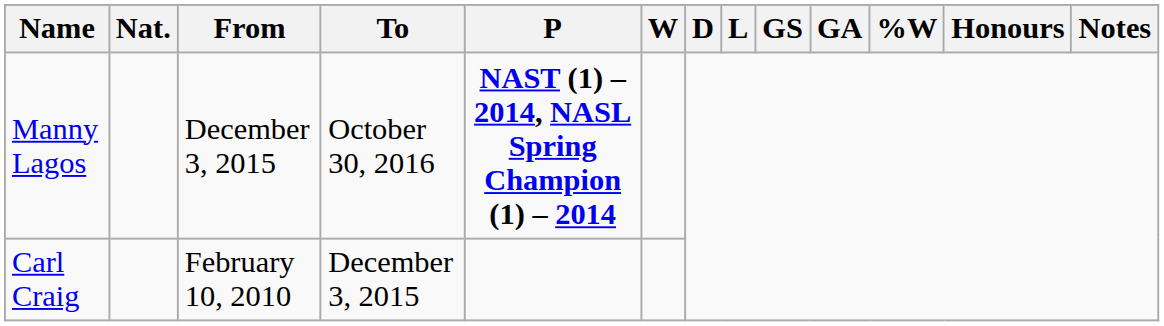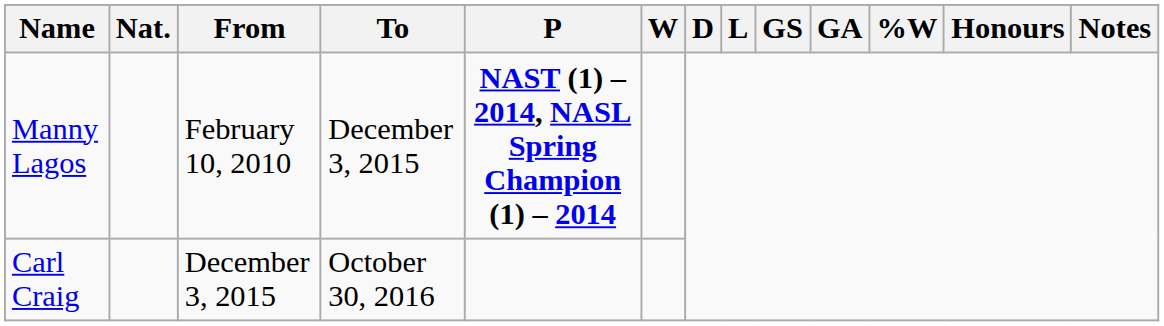(247, 145) December 3, 2015 -> (240, 145) February 10, 2010
(381, 145) October 30, 2016 -> (391, 145) December 3, 2015
(240, 278) February 10, 2010 -> (247, 278) December 3, 2015
(391, 278) December 3, 2015 -> (381, 278) October 30, 2016
